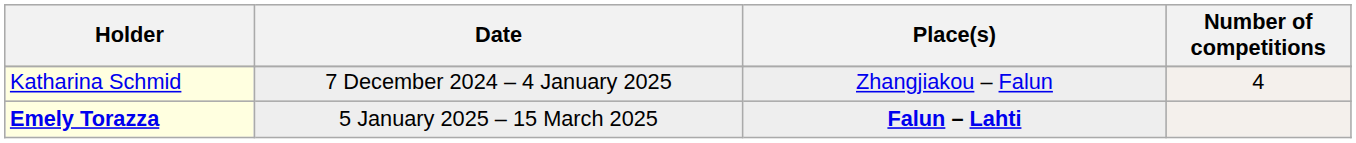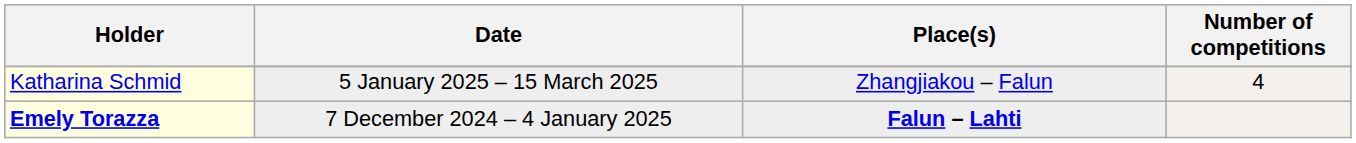(498, 82) 7 December 2024 – 4 January 2025 -> (498, 82) 5 January 2025 – 15 March 2025
(498, 118) 5 January 2025 – 15 March 2025 -> (498, 118) 7 December 2024 – 4 January 2025
